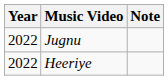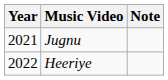(23, 39) 2022 -> (23, 39) 2021
